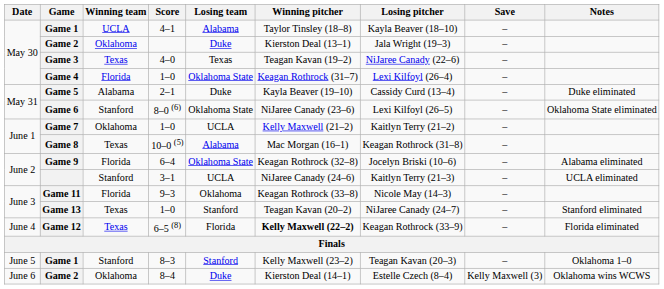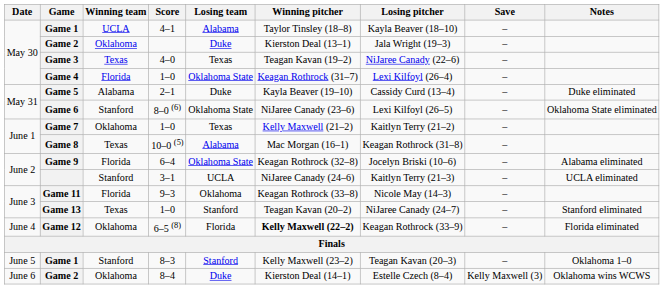(221, 127) UCLA -> (221, 127) Texas
(116, 227) Texas -> (116, 227) Oklahoma
